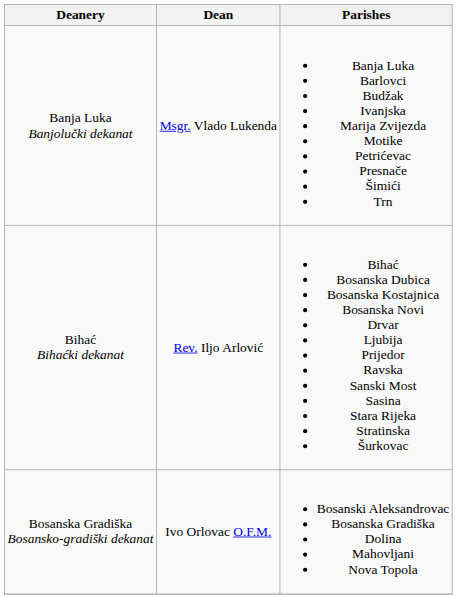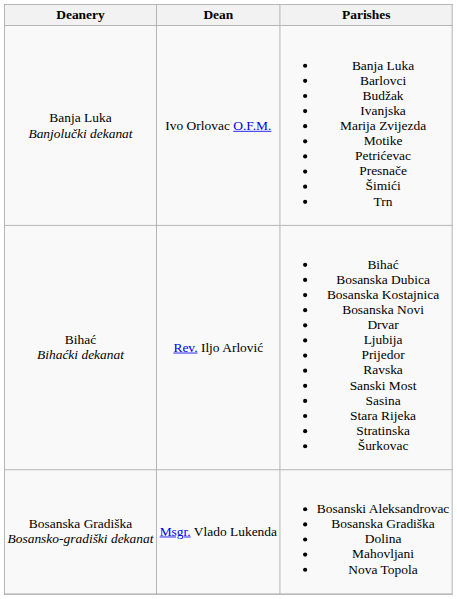(218, 125) Msgr. Vlado Lukenda -> (218, 125) Ivo Orlovac O.F.M.
(218, 531) Ivo Orlovac O.F.M. -> (218, 531) Msgr. Vlado Lukenda
